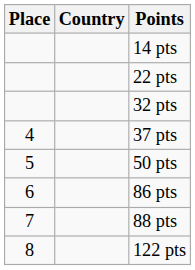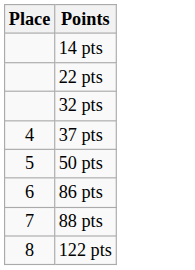- column: (92, 18)
